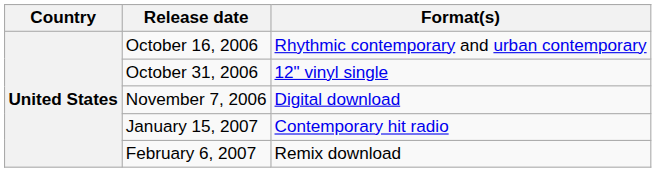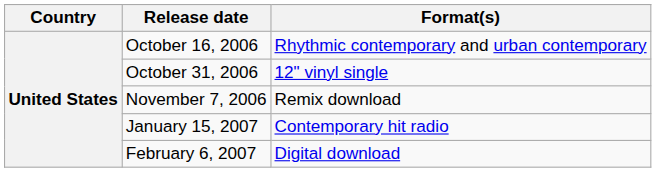(337, 99) Digital download -> (338, 99) Remix download
(338, 153) Remix download -> (337, 153) Digital download
